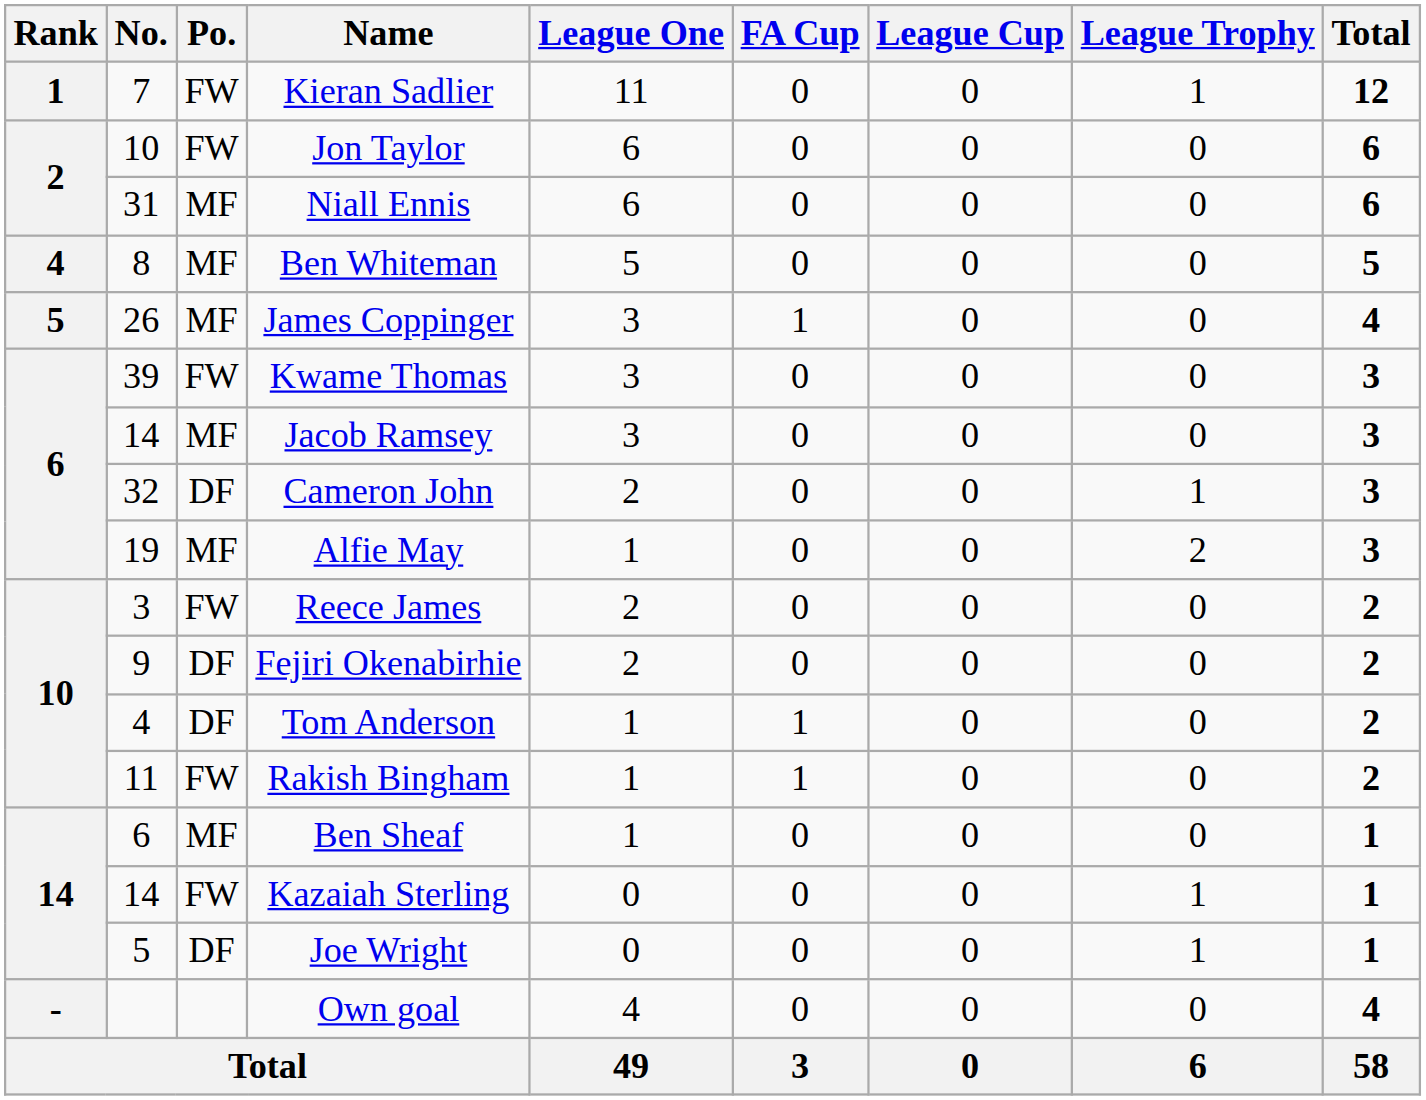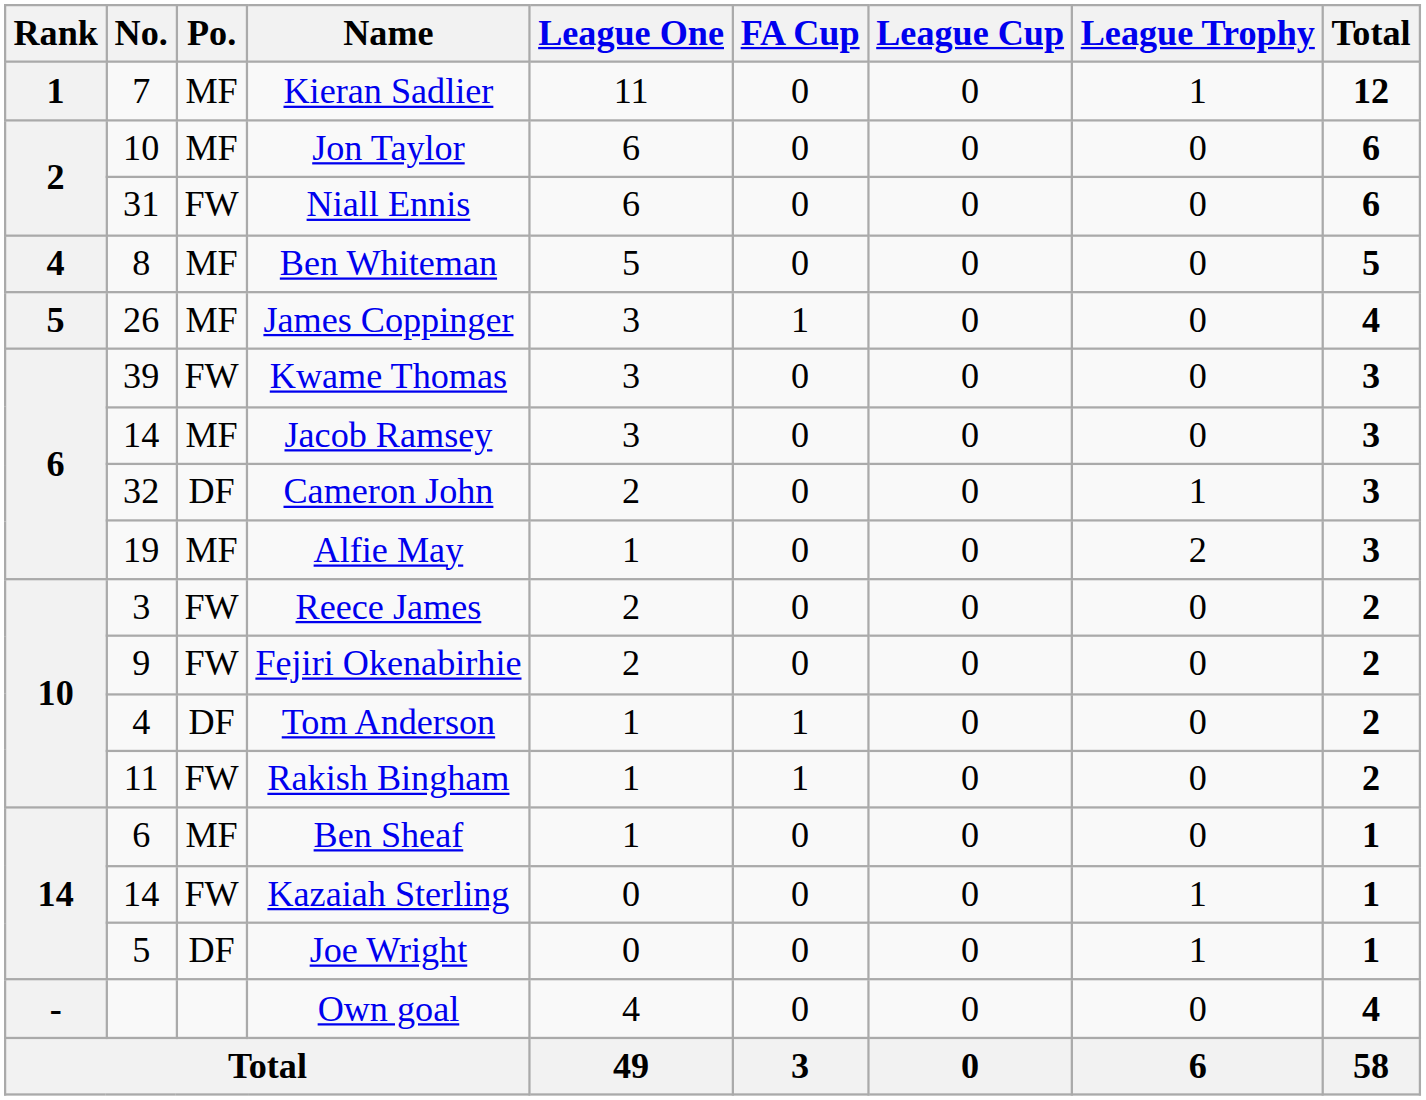(212, 90) FW -> (212, 90) MF
(212, 147) FW -> (212, 147) MF
(212, 205) MF -> (212, 205) FW
(212, 663) DF -> (212, 663) FW
